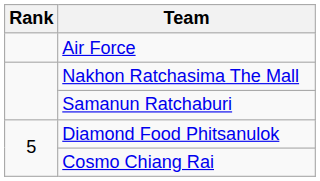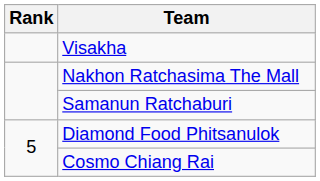- row: (99, 47)
+ row: (94, 47)
